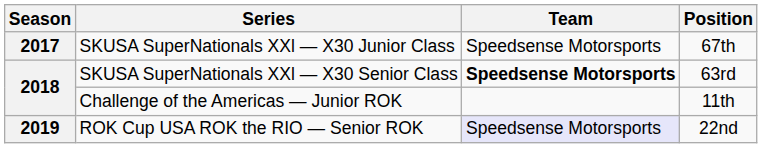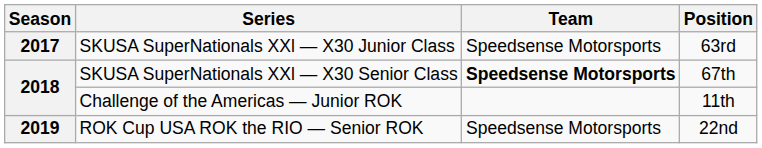(718, 46) 67th -> (718, 46) 63rd
(718, 73) 63rd -> (718, 73) 67th
(563, 129) lavender background -> (563, 129) no background
